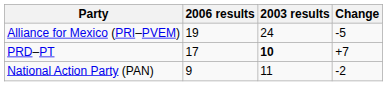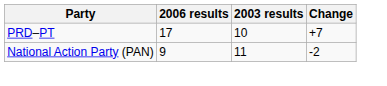- row: (94, 33)
(267, 52) bold -> (241, 33) normal
